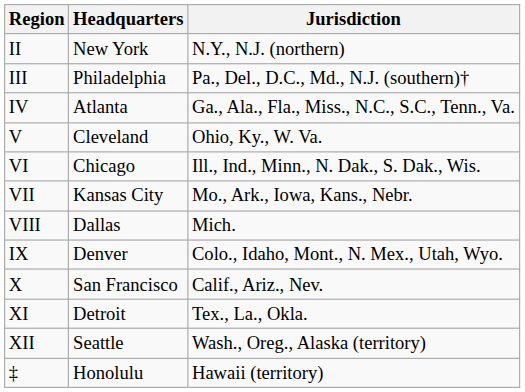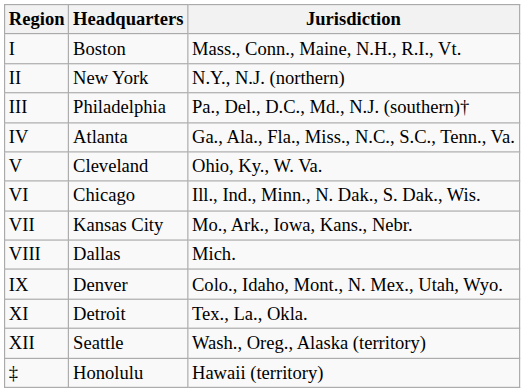+ row: (12, 48)
- row: (16, 284)
